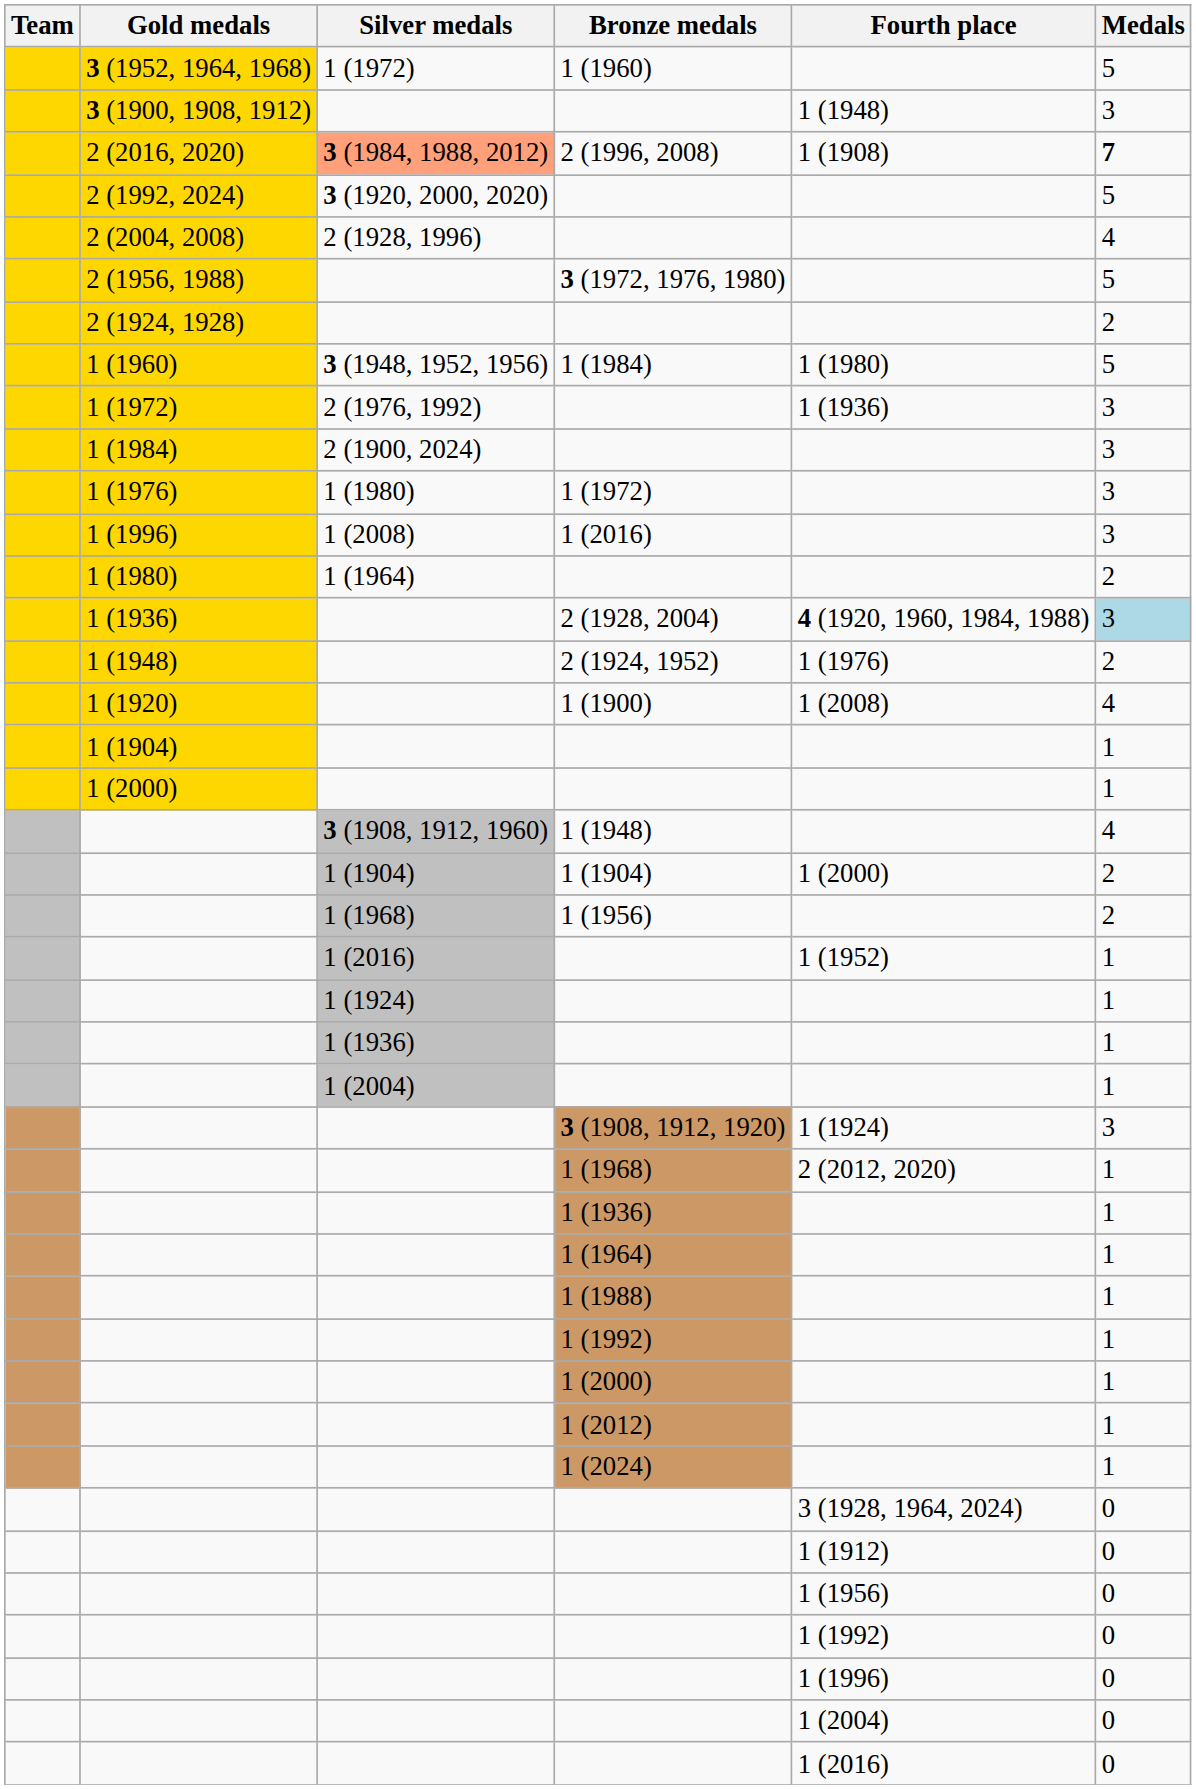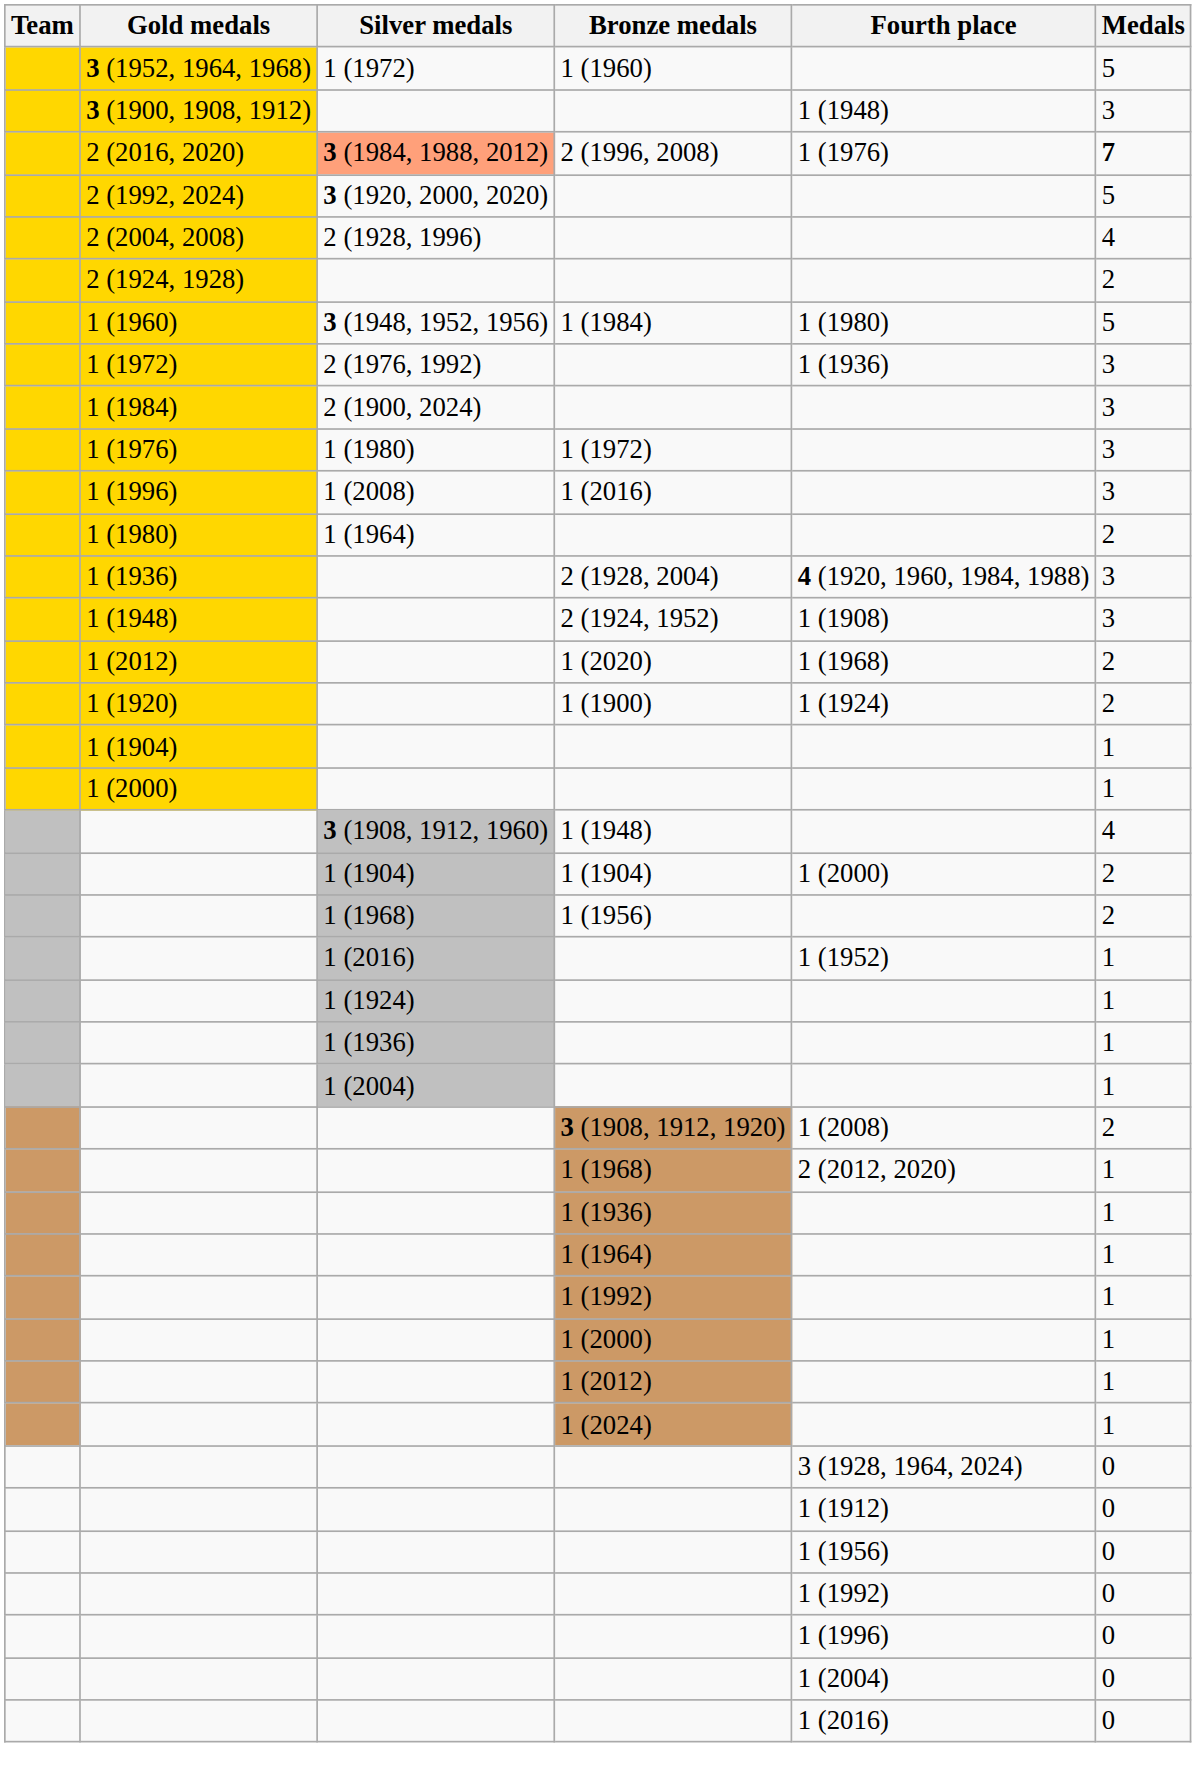(843, 152) 1 (1908) -> (843, 152) 1 (1976)
- row: (165, 279)
(1108, 618) lightblue background -> (1108, 576) no background
(843, 661) 1 (1976) -> (843, 618) 1 (1908)
(1108, 661) 2 -> (1108, 618) 3
+ row: (132, 661)
(843, 703) 1 (2008) -> (843, 703) 1 (1924)
(1108, 703) 4 -> (1108, 703) 2
(843, 1127) 1 (1924) -> (843, 1127) 1 (2008)
(1108, 1127) 3 -> (1108, 1127) 2
- row: (199, 1297)
